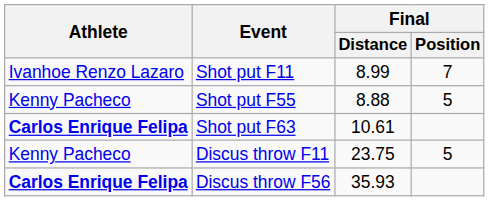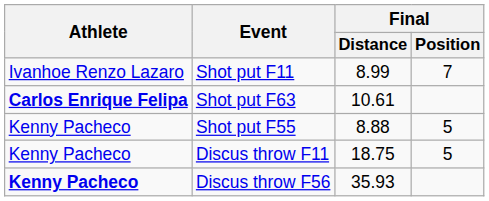rows swapped: (246, 100) <-> (246, 127)
(373, 155) 23.75 -> (373, 155) 18.75
(98, 182) Carlos Enrique Felipa -> (74, 182) Kenny Pacheco
